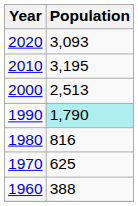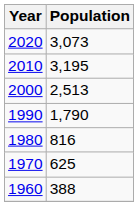(69, 41) 3,093 -> (69, 41) 3,073
(69, 115) paleturquoise background -> (69, 115) no background
